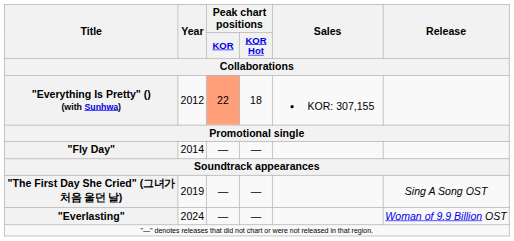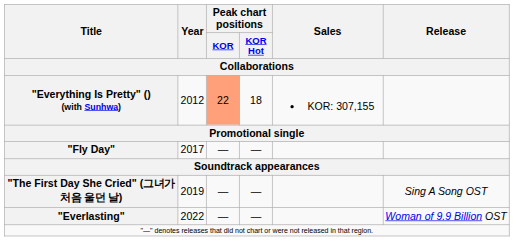(192, 150) 2014 -> (192, 150) 2017
(192, 216) 2024 -> (192, 216) 2022
